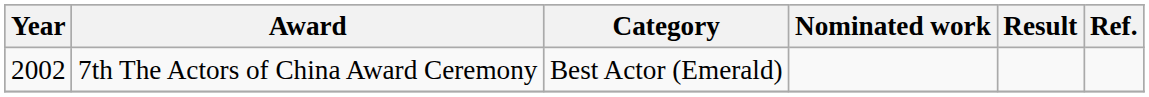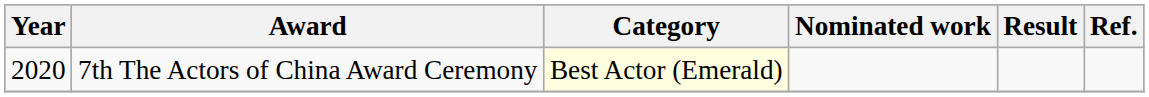(38, 69) 2002 -> (38, 69) 2020
(666, 69) no background -> (666, 69) lightyellow background
